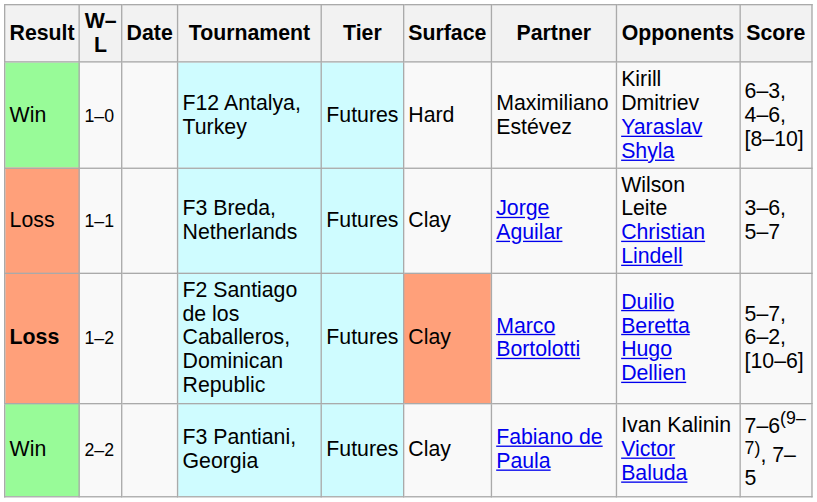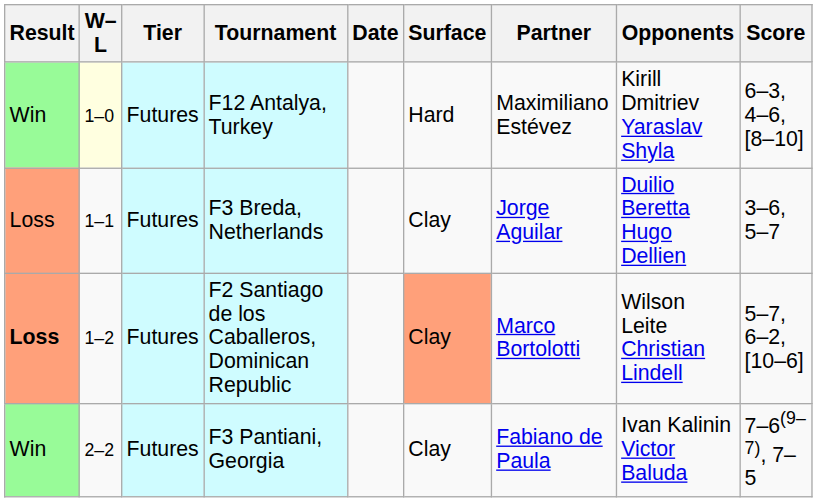columns swapped: (150, 33) <-> (362, 33)
(99, 116) no background -> (99, 116) lightyellow background
(663, 220) Wilson Leite Christian Lindell -> (655, 220) Duilio Beretta Hugo Dellien
(655, 338) Duilio Beretta Hugo Dellien -> (663, 338) Wilson Leite Christian Lindell
